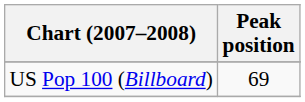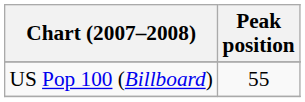(259, 79) 69 -> (259, 79) 55
